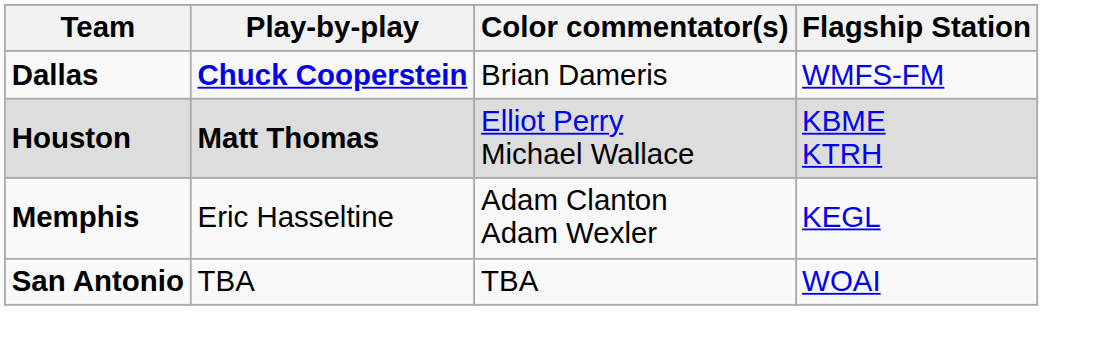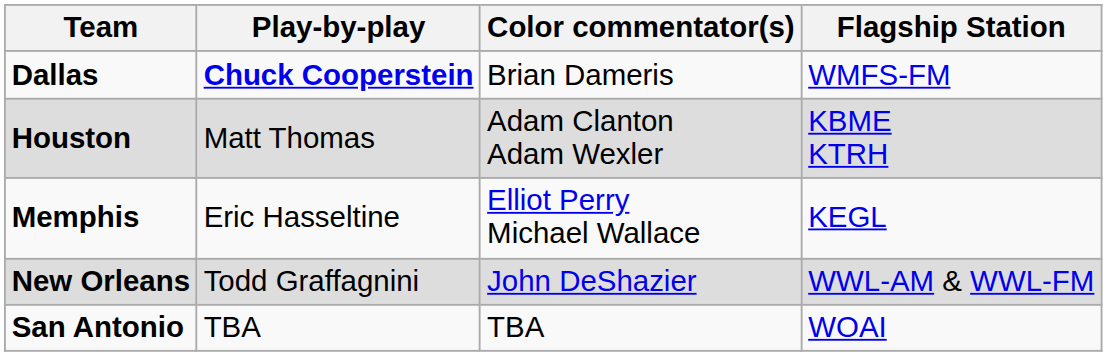(288, 137) bold -> (289, 137) normal
(588, 137) Elliot Perry Michael Wallace -> (580, 137) Adam Clanton Adam Wexler
(574, 217) Adam Clanton Adam Wexler -> (594, 217) Elliot Perry Michael Wallace
+ row: (101, 280)
